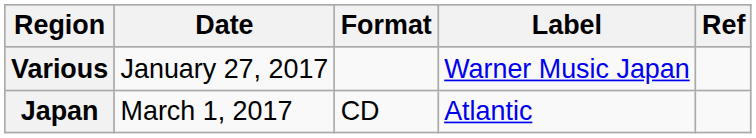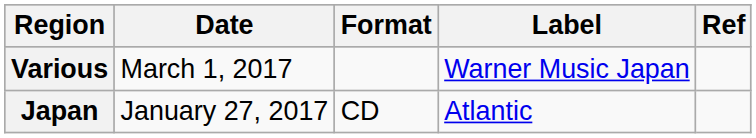(224, 68) January 27, 2017 -> (206, 68) March 1, 2017
(206, 111) March 1, 2017 -> (224, 111) January 27, 2017
